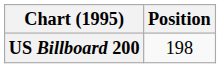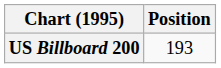(179, 47) 198 -> (179, 47) 193
